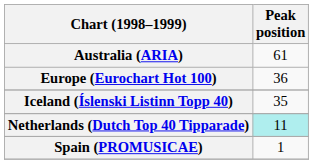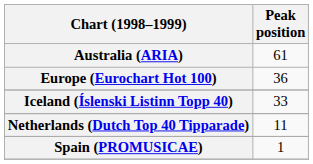(281, 101) 35 -> (281, 101) 33
(281, 124) paleturquoise background -> (281, 124) no background
